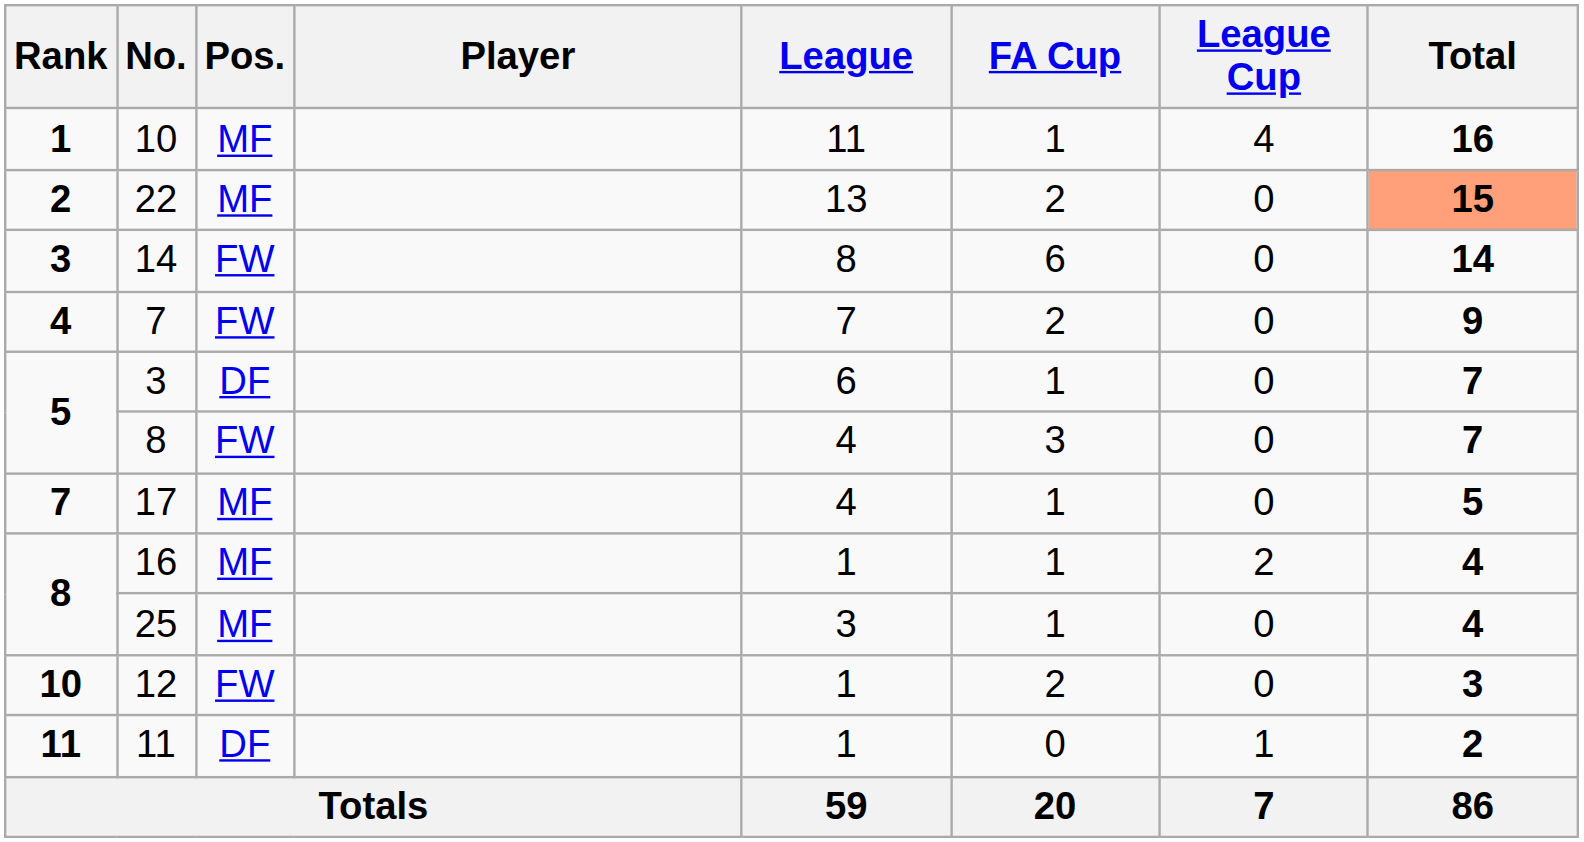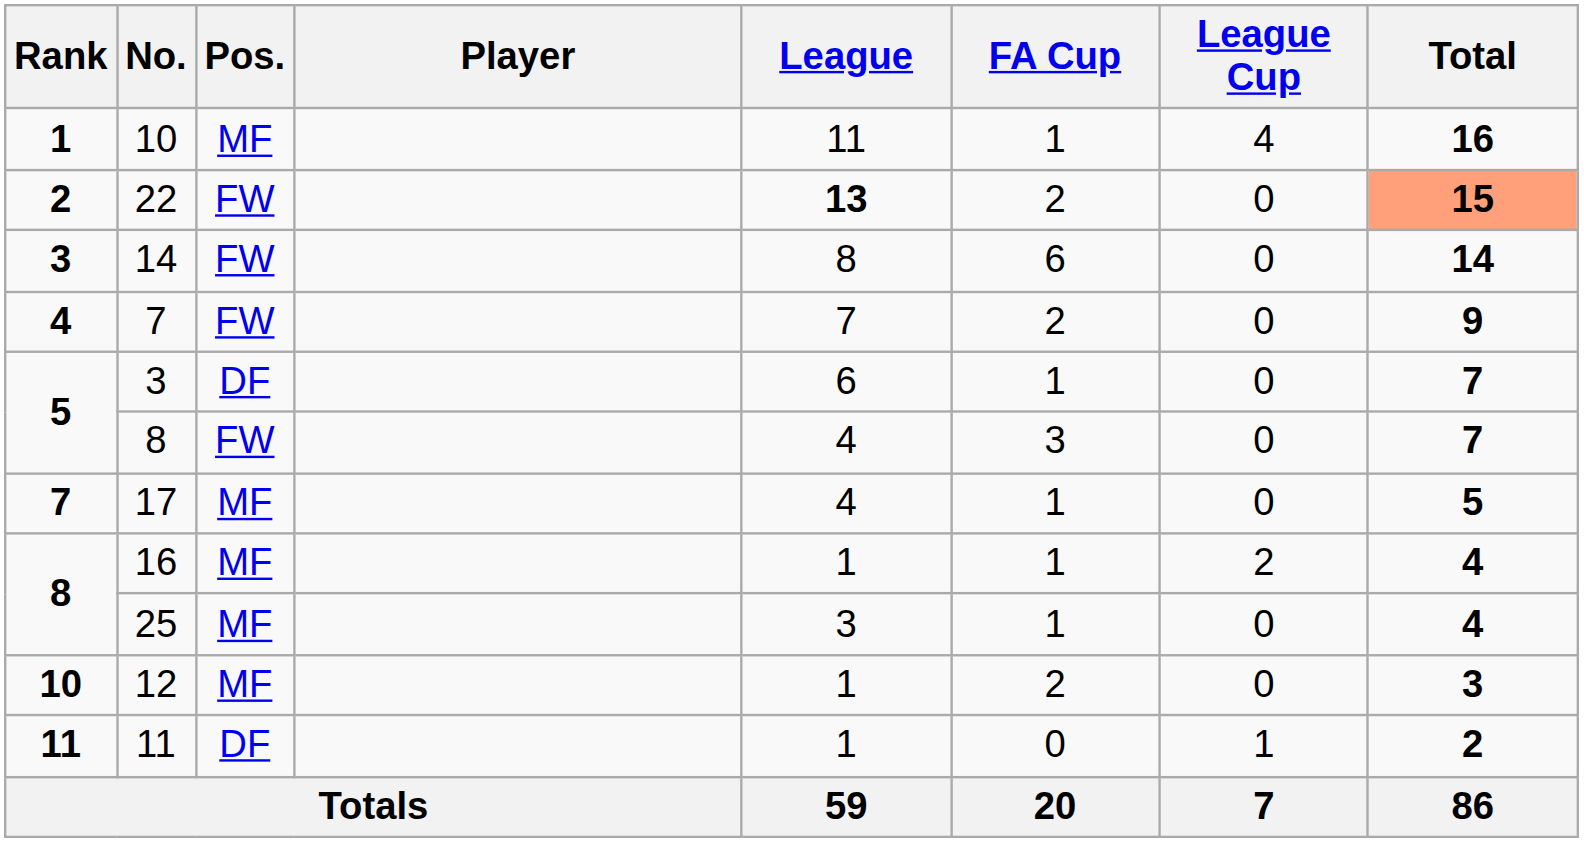(245, 199) MF -> (245, 199) FW
(846, 199) normal -> (846, 199) bold
(245, 684) FW -> (245, 684) MF
